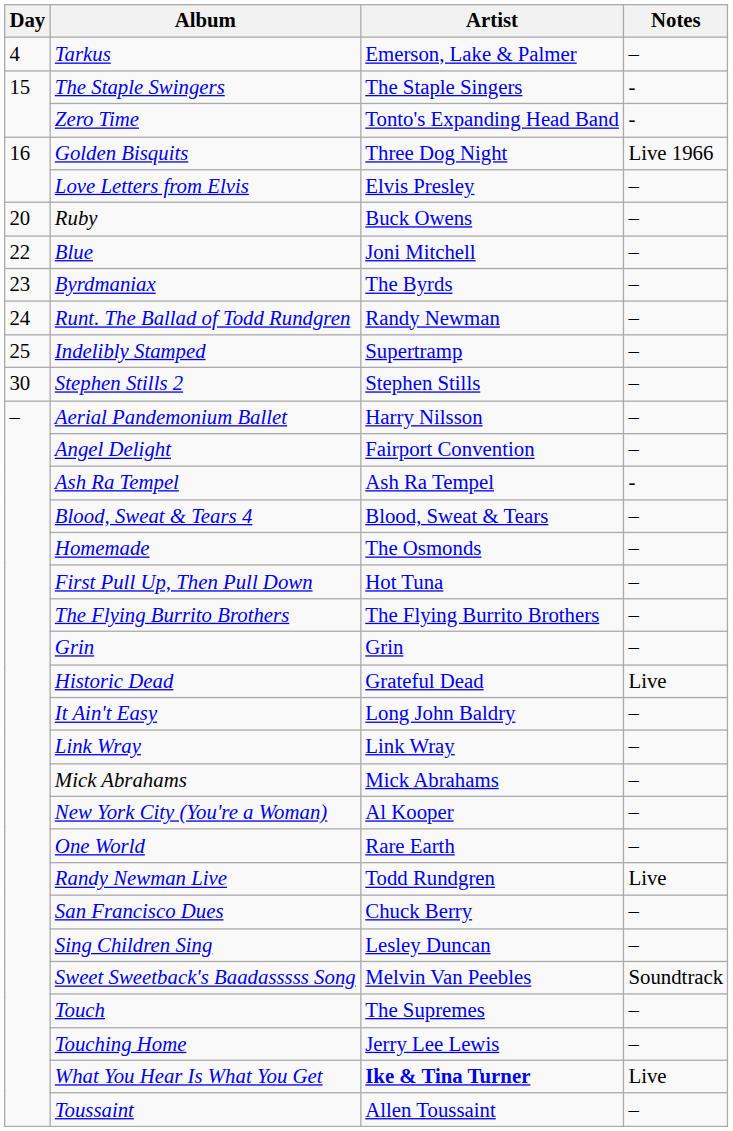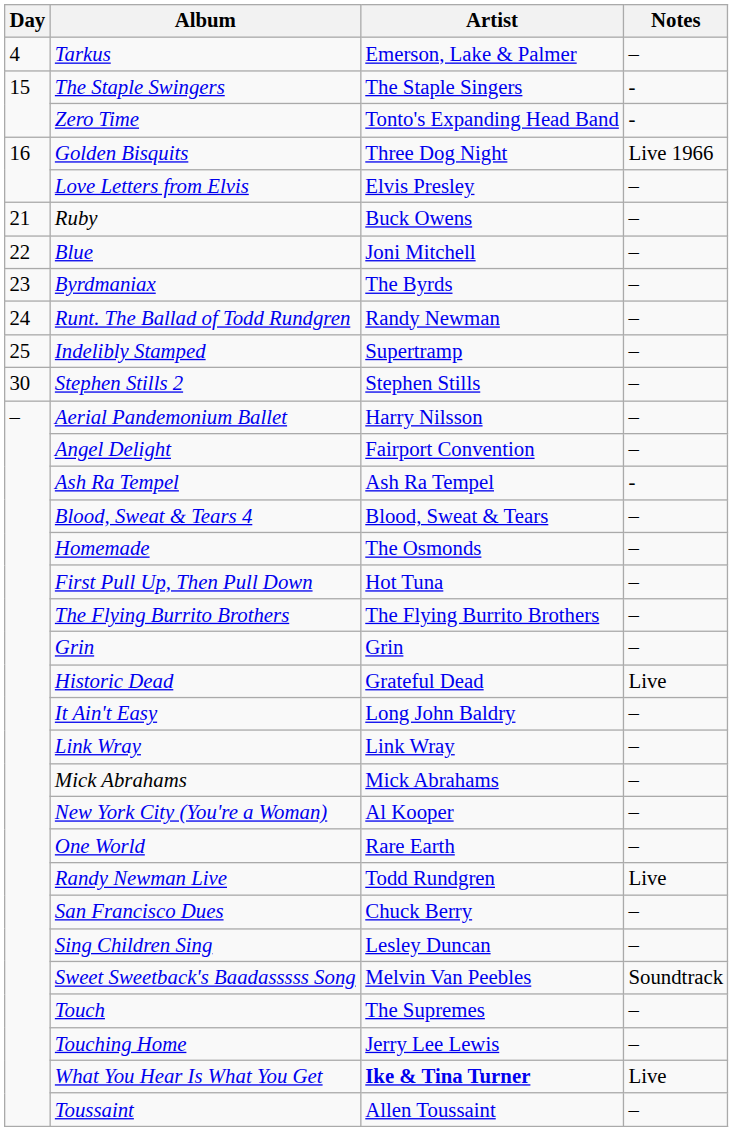(20, 218) 20 -> (20, 218) 21
